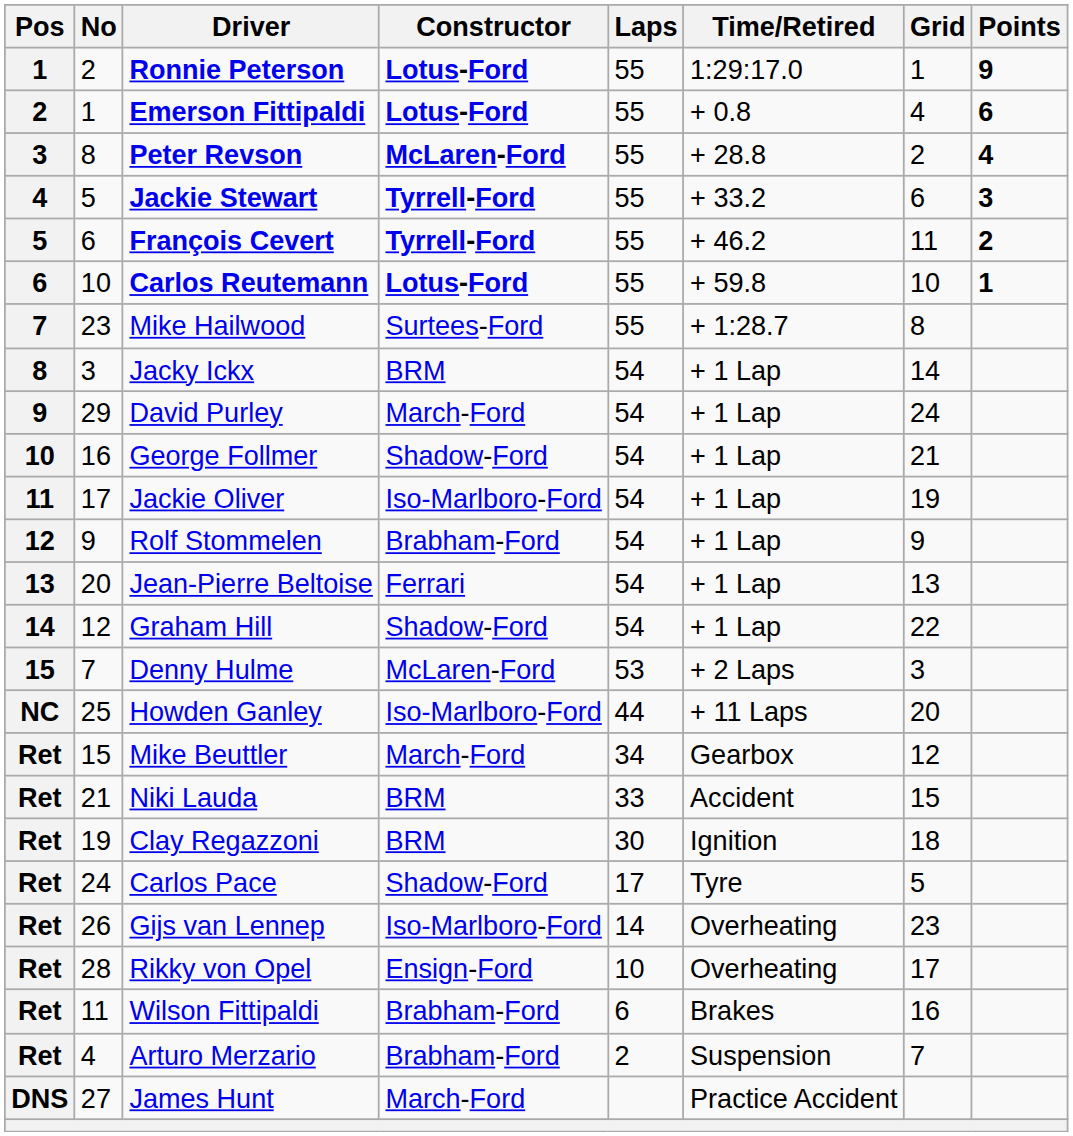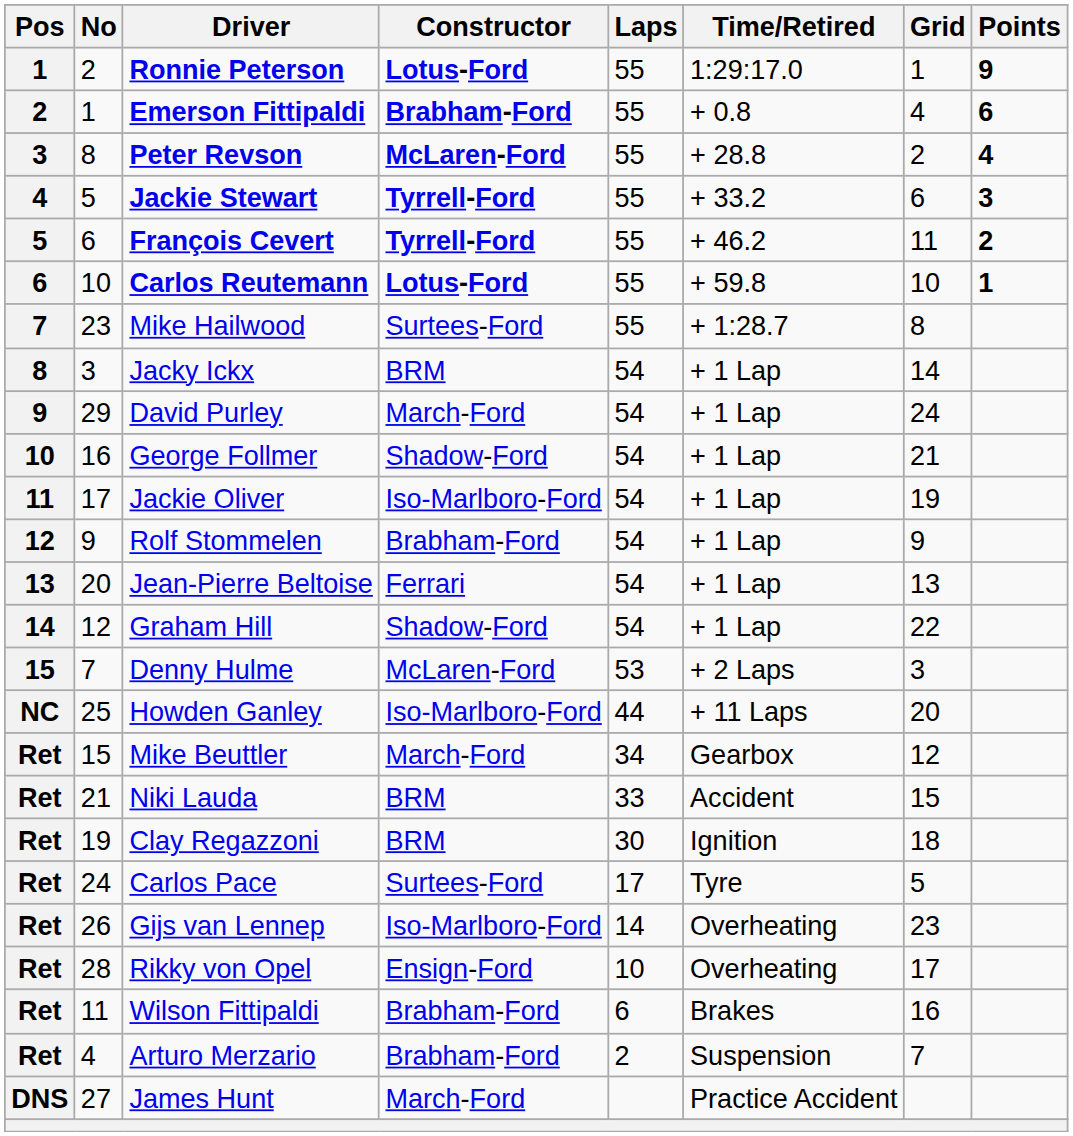(457, 112) Lotus-Ford -> (479, 112) Brabham-Ford
(467, 883) Shadow-Ford -> (464, 883) Surtees-Ford
